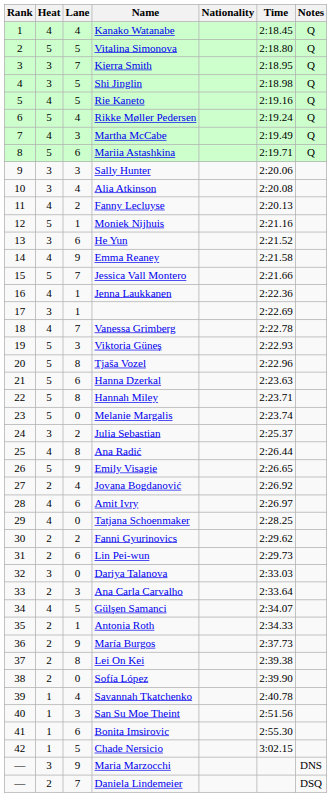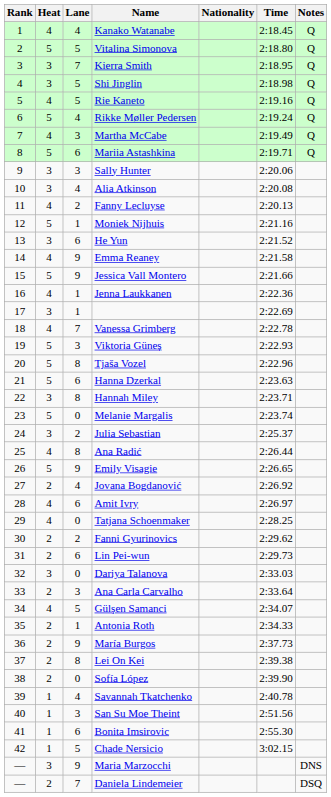(77, 275) 7 -> (77, 275) 9
(49, 398) 5 -> (49, 398) 3
